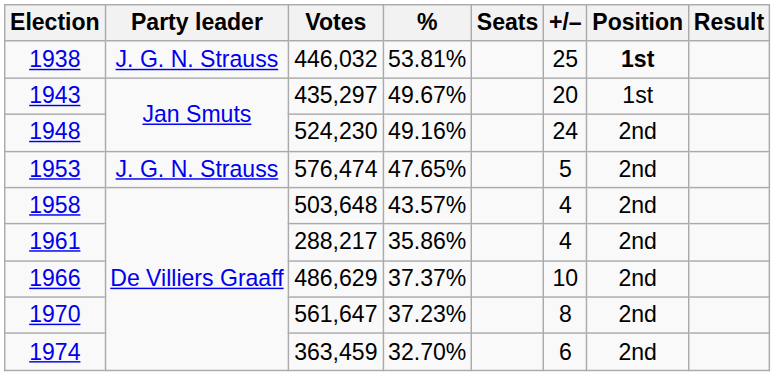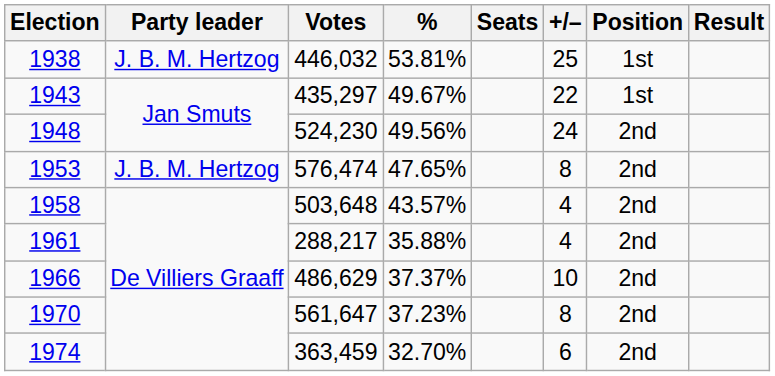(197, 59) J. G. N. Strauss -> (197, 59) J. B. M. Hertzog
(638, 59) bold -> (638, 59) normal
(565, 95) 20 -> (565, 95) 22
(427, 132) 49.16% -> (427, 132) 49.56%
(197, 168) J. G. N. Strauss -> (197, 168) J. B. M. Hertzog
(565, 168) 5 -> (565, 168) 8
(427, 242) 35.86% -> (427, 242) 35.88%
